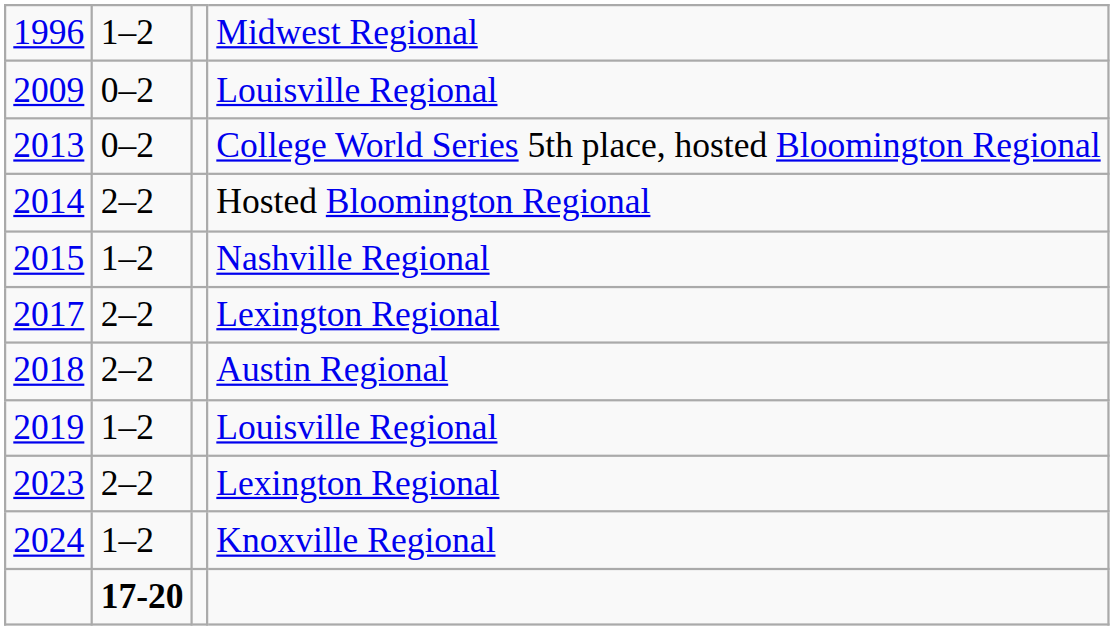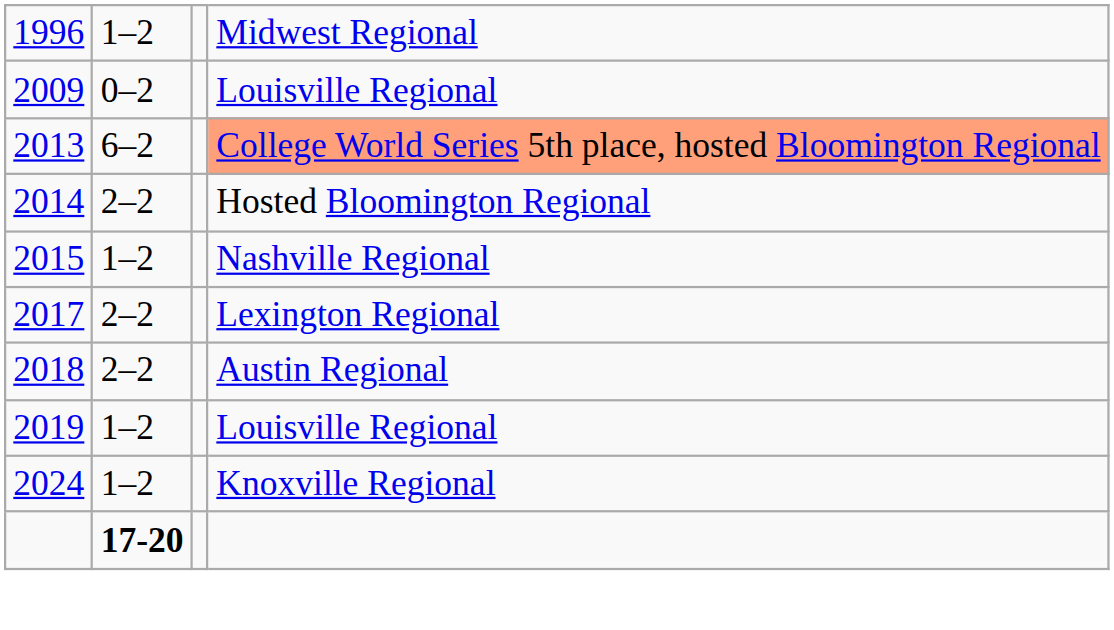(127, 145) 0–2 -> (127, 145) 6–2
(659, 145) no background -> (659, 145) lightsalmon background
- row: (49, 483)
